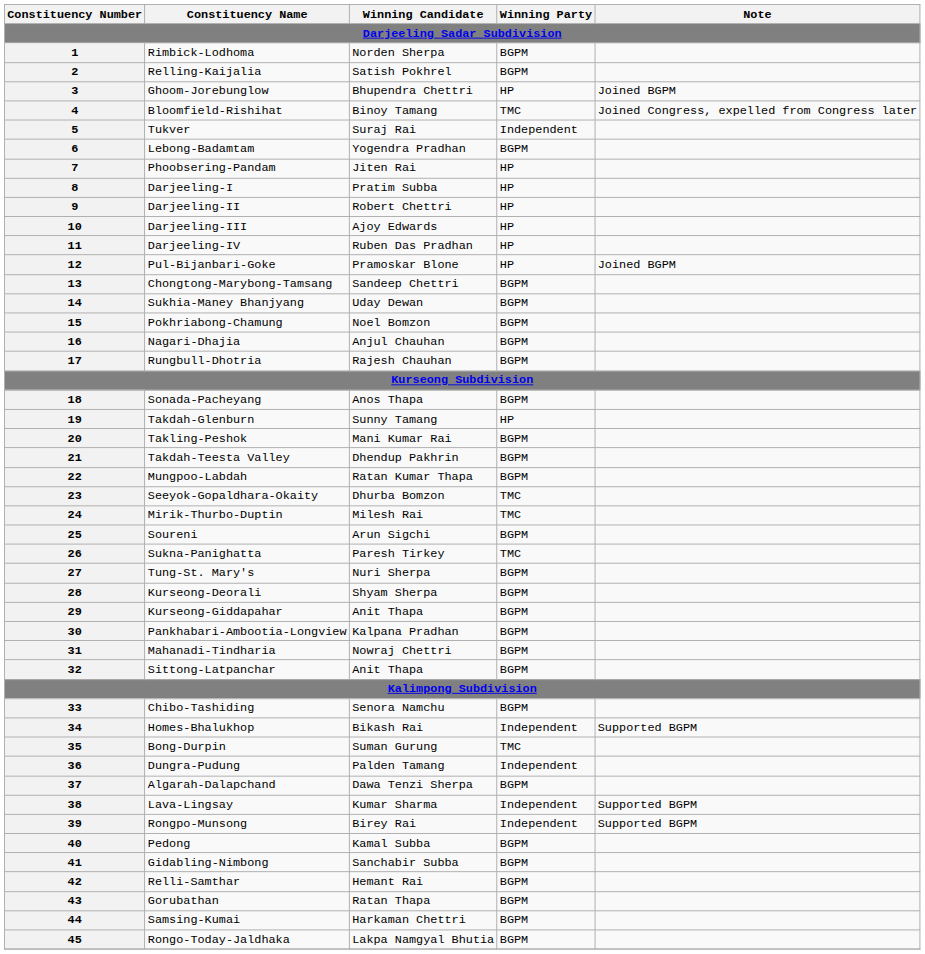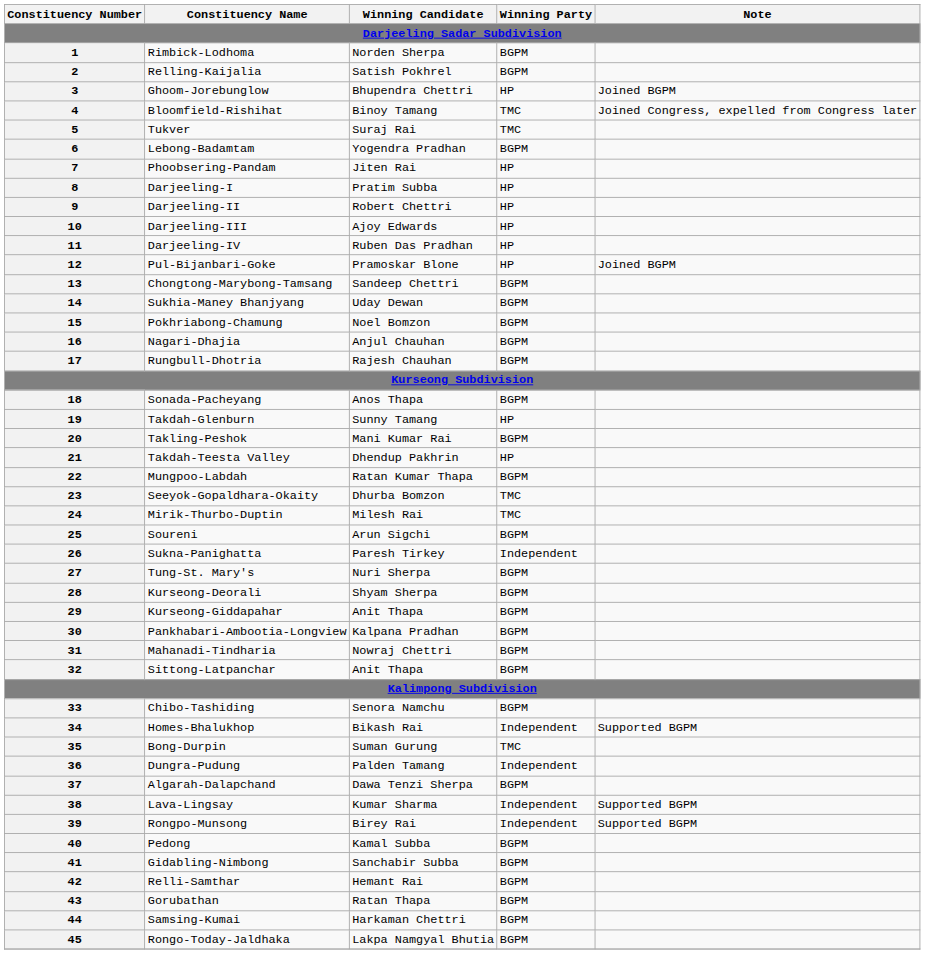(539, 130) Independent -> (510, 130) TMC
(514, 458) BGPM -> (507, 458) HP
(510, 554) TMC -> (539, 554) Independent
